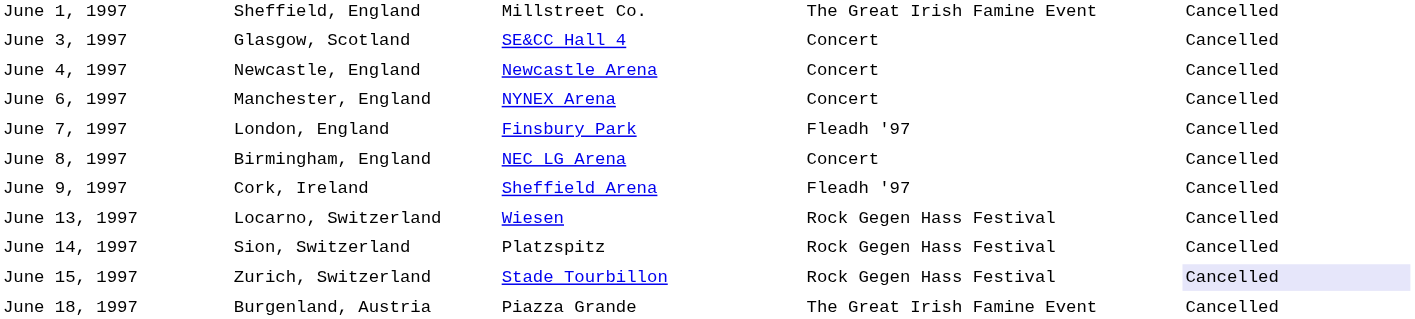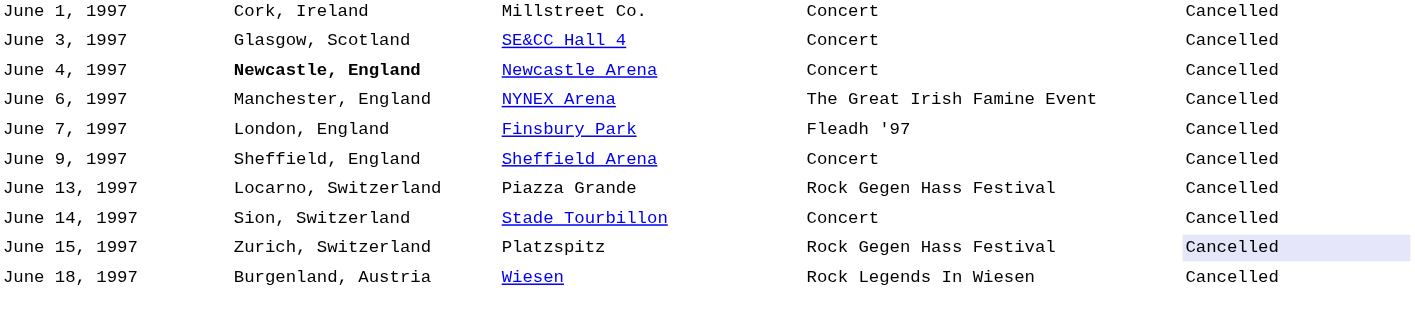(327, 11) Sheffield, England -> (301, 11) Cork, Ireland
(952, 11) The Great Irish Famine Event -> (843, 11) Concert
(327, 70) normal -> (327, 70) bold
(843, 100) Concert -> (952, 100) The Great Irish Famine Event
- row: (65, 159)
(301, 189) Cork, Ireland -> (327, 159) Sheffield, England
(858, 189) Fleadh '97 -> (843, 159) Concert
(533, 218) Wiesen -> (569, 189) Piazza Grande
(554, 248) Platzspitz -> (585, 218) Stade Tourbillon
(931, 248) Rock Gegen Hass Festival -> (843, 218) Concert
(585, 278) Stade Tourbillon -> (554, 248) Platzspitz
(569, 307) Piazza Grande -> (533, 278) Wiesen
(952, 307) The Great Irish Famine Event -> (921, 278) Rock Legends In Wiesen
